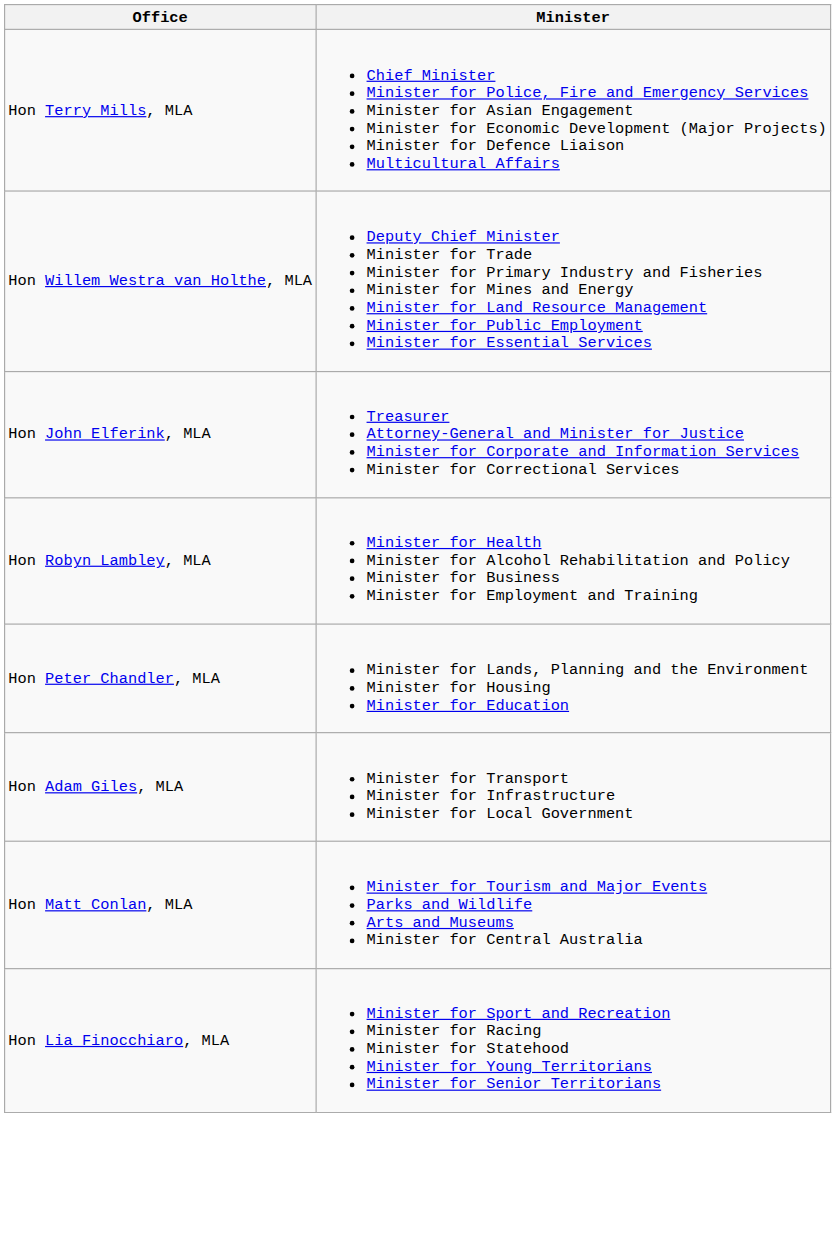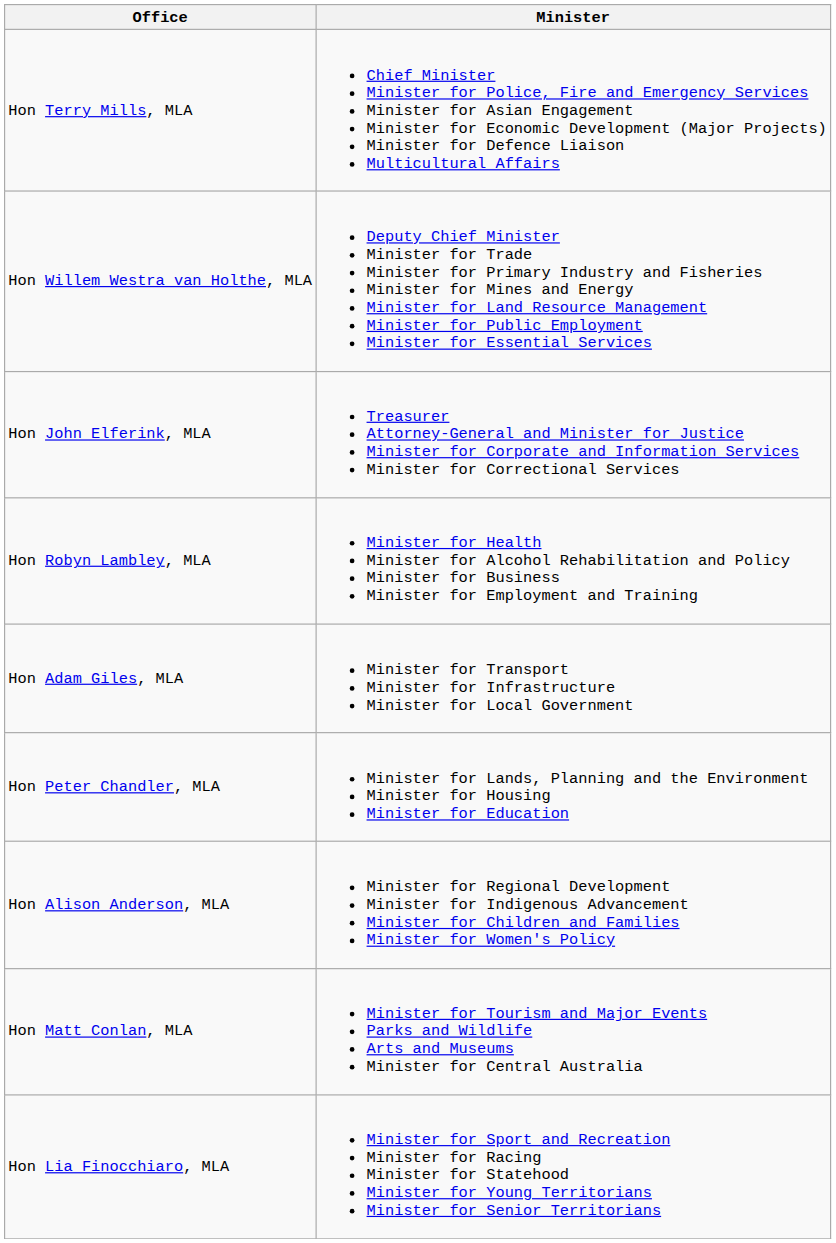rows swapped: (114, 678) <-> (96, 787)
+ row: (119, 905)
